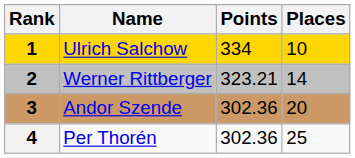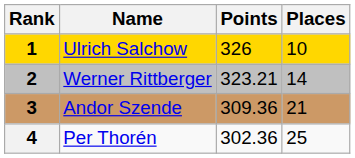(236, 49) 334 -> (236, 49) 326
(249, 108) 302.36 -> (249, 108) 309.36
(297, 108) 20 -> (297, 108) 21
